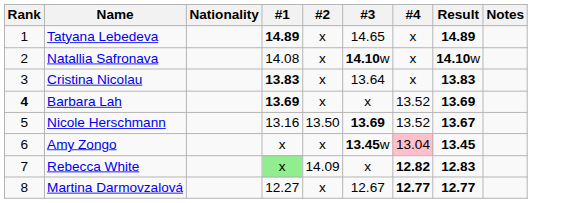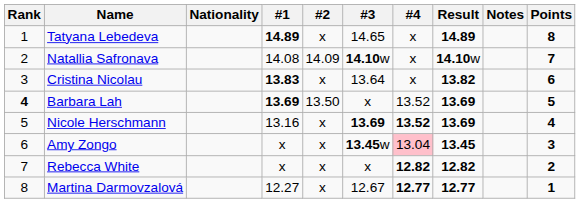+ column: (551, 15)
(323, 58) x -> (323, 58) 14.09
(458, 79) 13.83 -> (458, 79) 13.82
(323, 101) x -> (323, 101) 13.50
(323, 123) 13.50 -> (323, 123) x
(413, 123) normal -> (413, 123) bold
(458, 123) 13.67 -> (458, 123) 13.69
(282, 166) lightgreen background -> (282, 166) no background
(323, 166) 14.09 -> (323, 166) x
(458, 166) 12.83 -> (458, 166) 12.82
